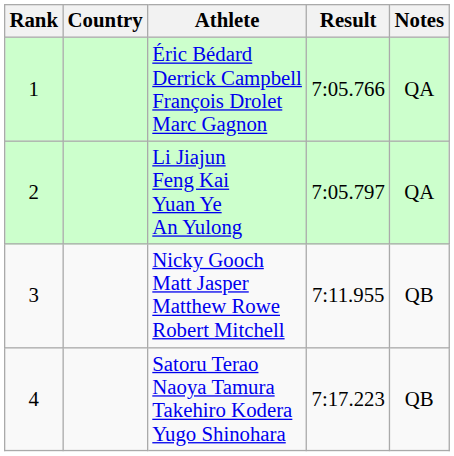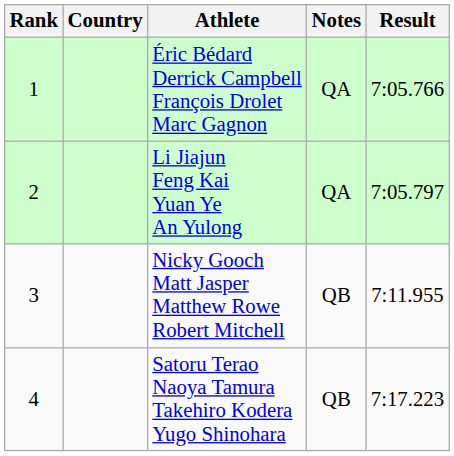columns swapped: (348, 20) <-> (419, 20)
